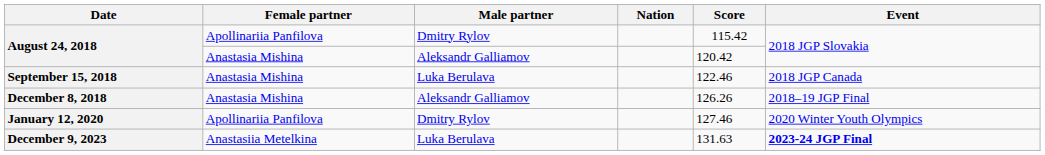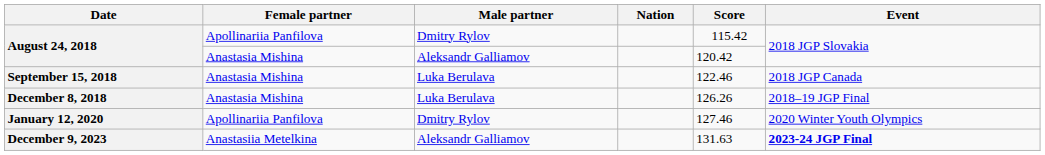(473, 98) Aleksandr Galliamov -> (456, 98) Luka Berulava
(456, 139) Luka Berulava -> (473, 139) Aleksandr Galliamov
